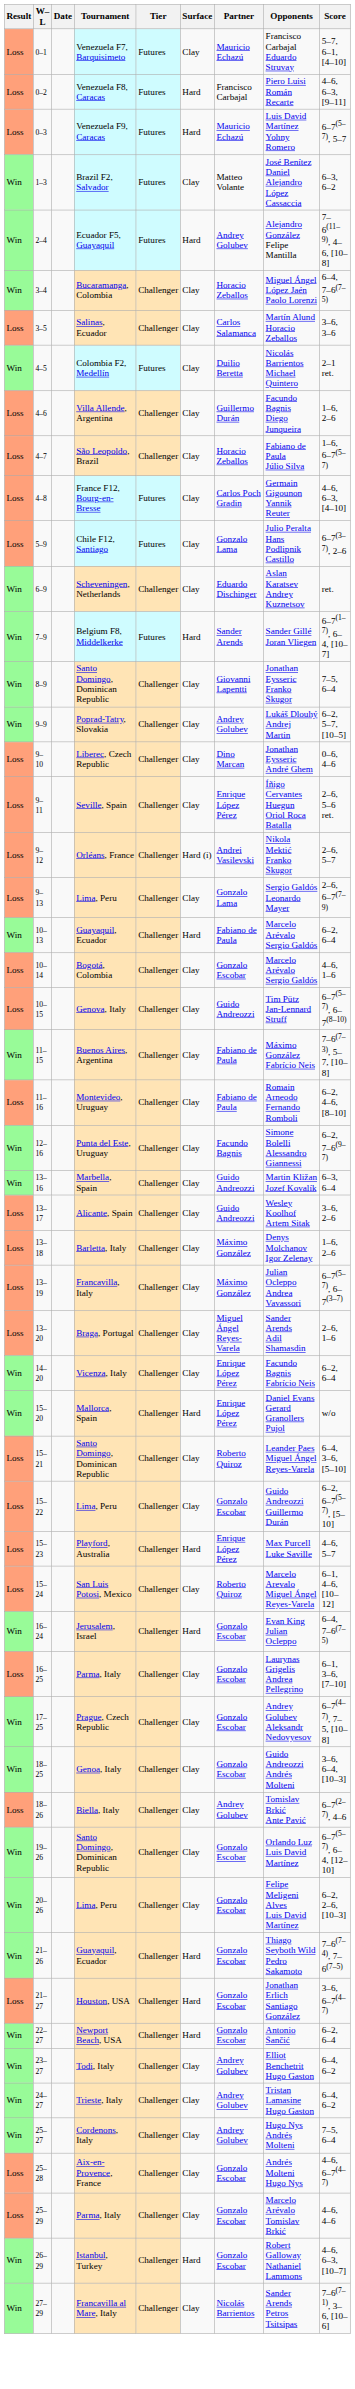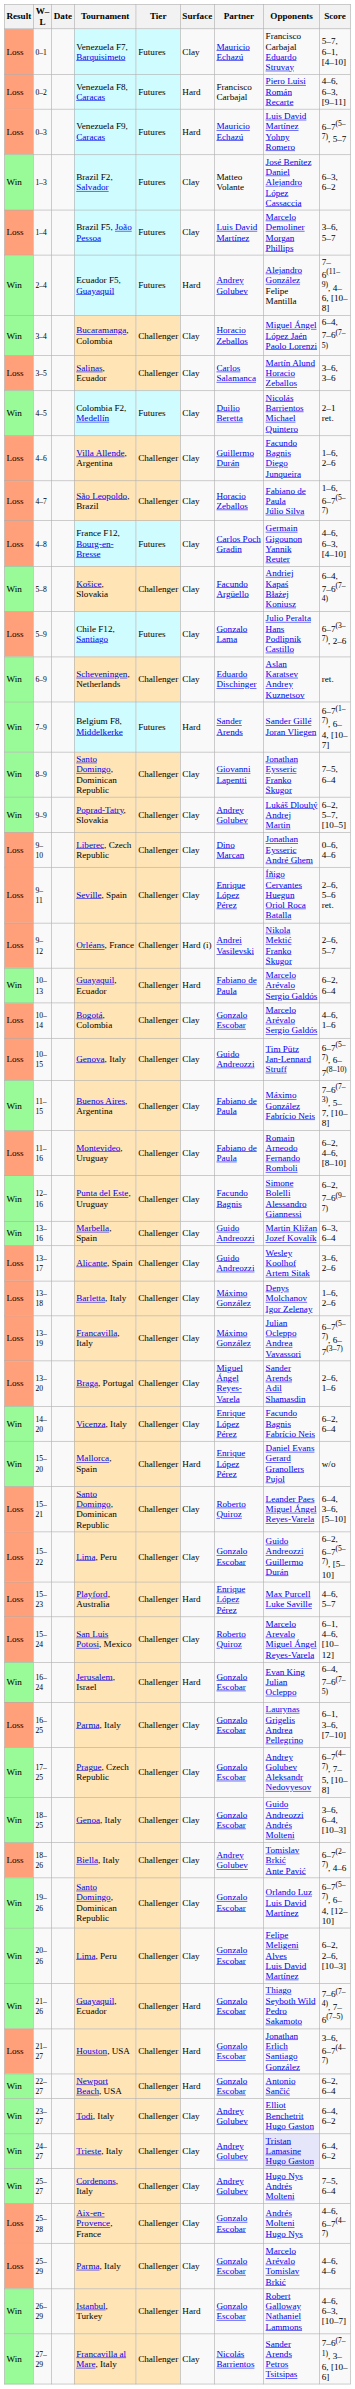+ row: (41, 233)
+ row: (41, 589)
- row: (39, 898)
(290, 2100) no background -> (290, 2151) lavender background
